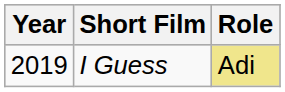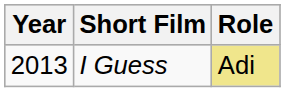(39, 65) 2019 -> (39, 65) 2013
